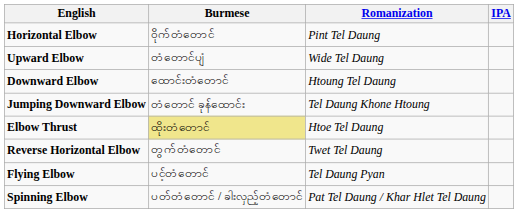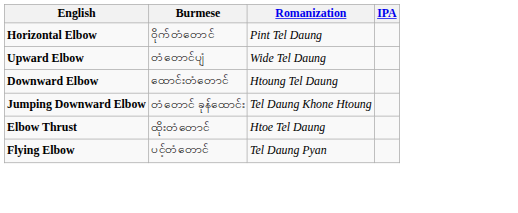(181, 127) khaki background -> (181, 127) no background
- row: (74, 150)
- row: (47, 197)
